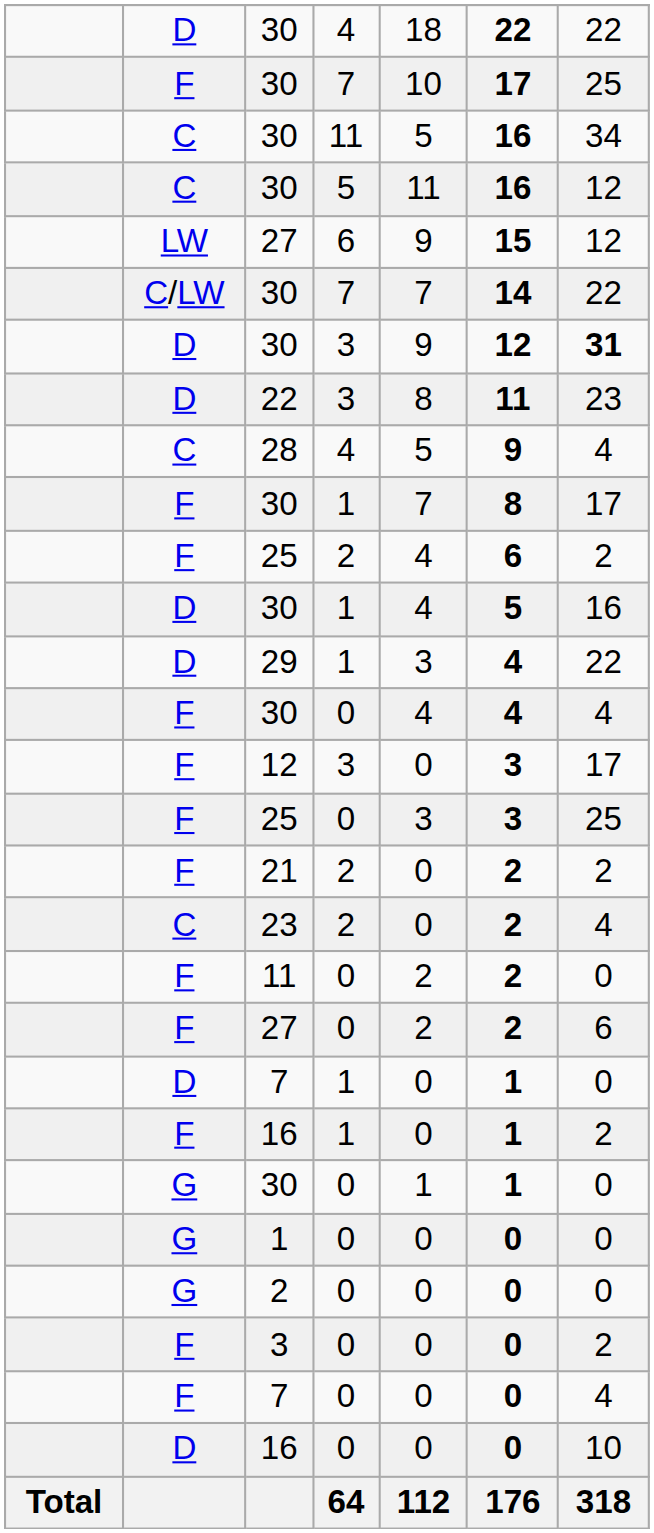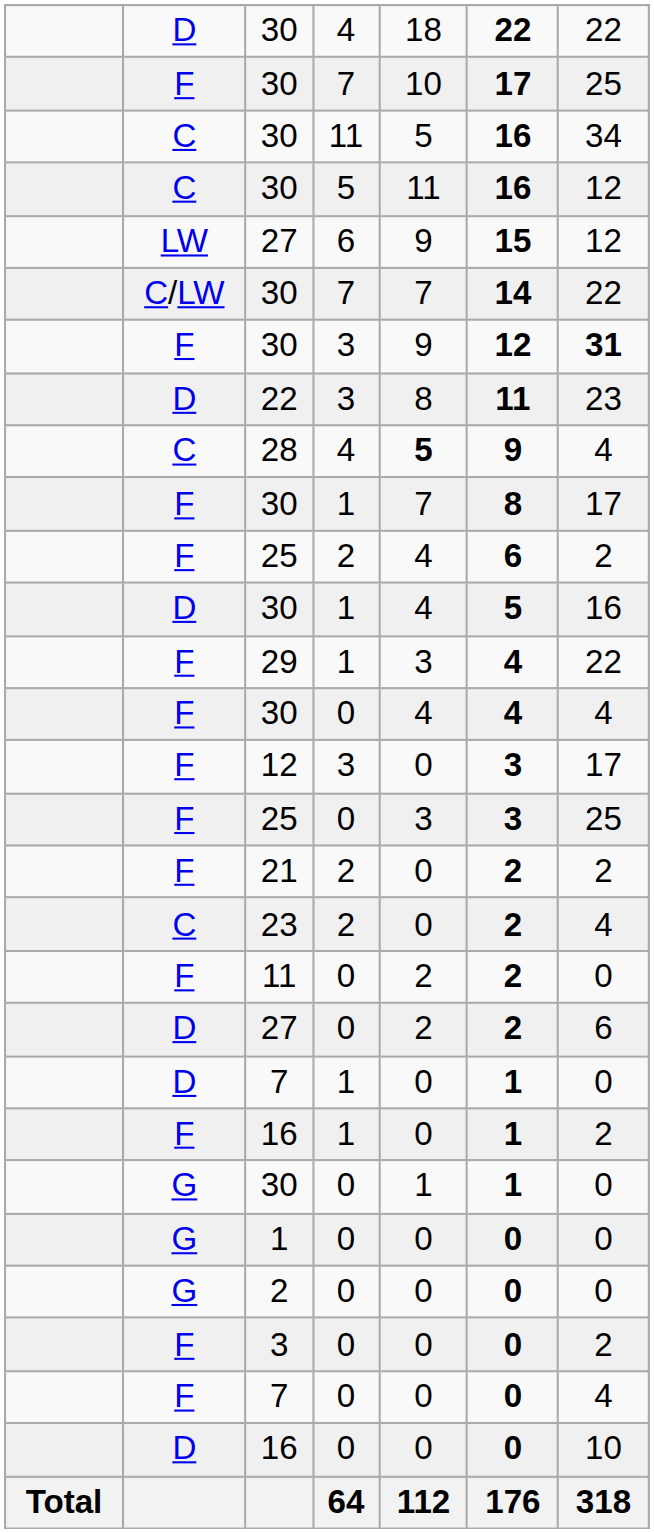(184, 345) D -> (184, 345) F
(424, 450) normal -> (424, 450) bold
(184, 661) D -> (184, 661) F
(184, 1028) F -> (184, 1028) D
